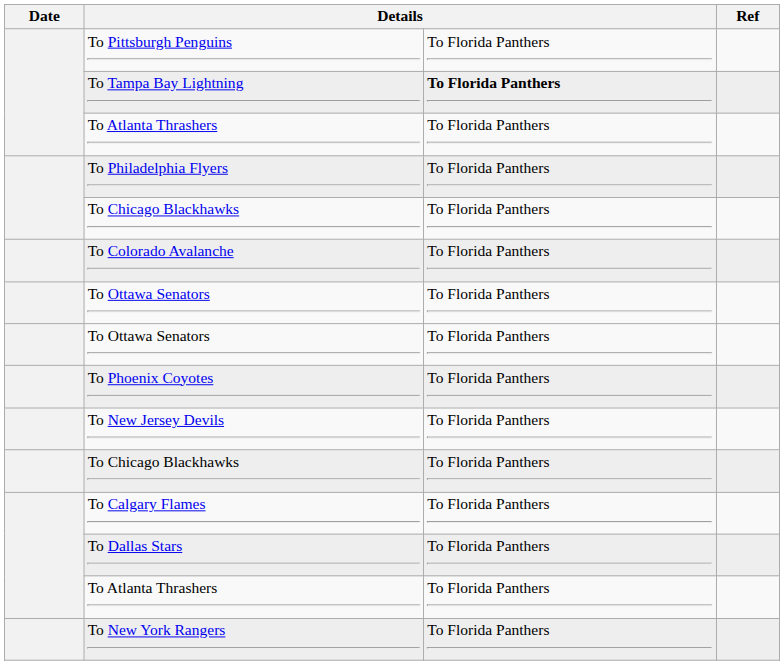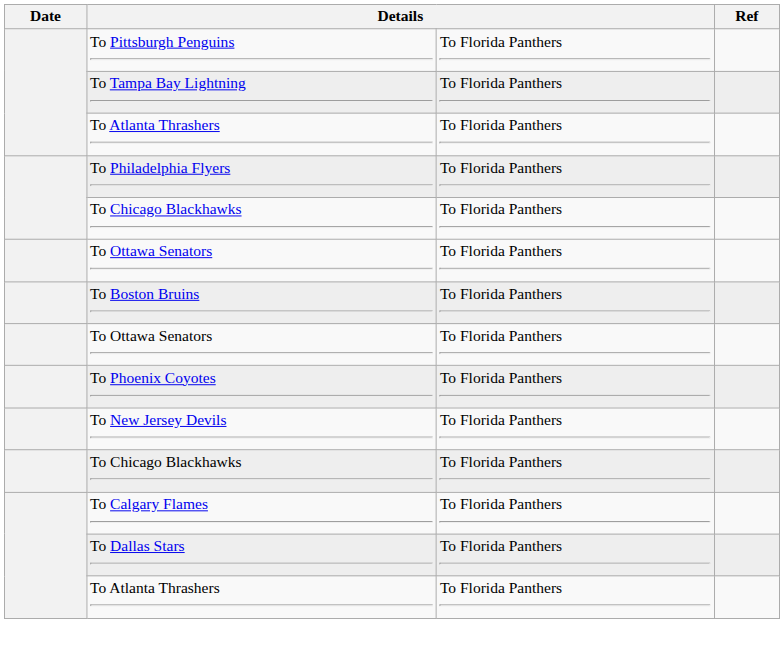(570, 88) bold -> (575, 88) normal
- row: (44, 261)
+ row: (45, 303)
- row: (44, 639)
